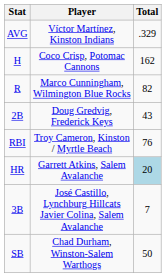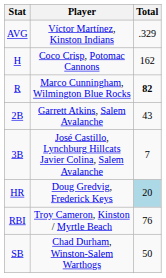(147, 88) normal -> (147, 88) bold
(82, 116) Doug Gredvig, Frederick Keys -> (82, 116) Garrett Atkins, Salem Avalanche
rows swapped: (17, 209) <-> (17, 143)
(82, 170) Garrett Atkins, Salem Avalanche -> (82, 193) Doug Gredvig, Frederick Keys
